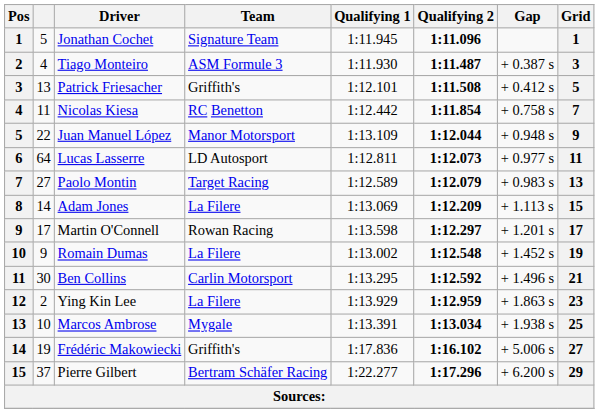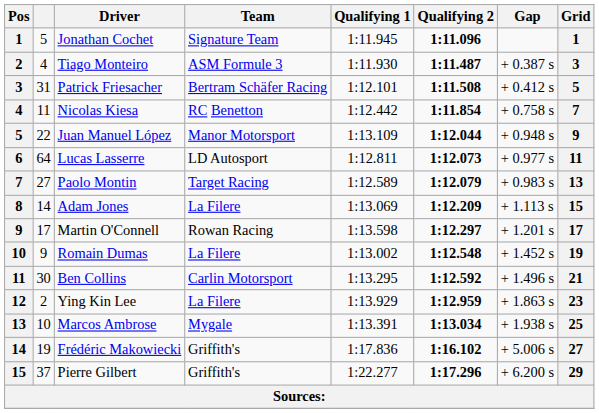(44, 87) 13 -> (44, 87) 31
(214, 87) Griffith's -> (258, 87) Bertram Schäfer Racing
(258, 372) Bertram Schäfer Racing -> (214, 372) Griffith's
